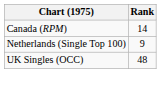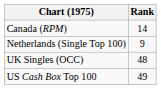+ row: (52, 76)
